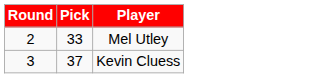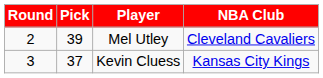+ column: (251, 15)
(75, 38) 33 -> (75, 38) 39
